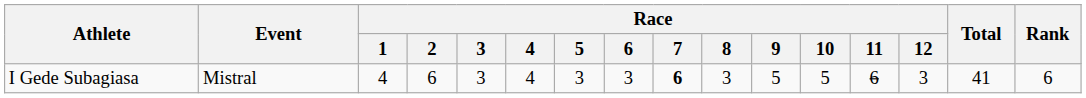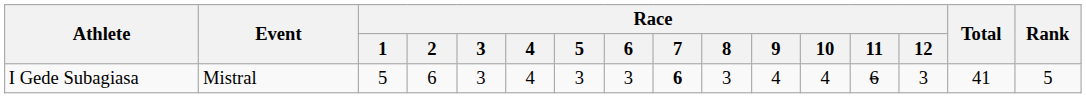(383, 78) 4 -> (383, 78) 5
(776, 78) 5 -> (776, 78) 4
(825, 78) 5 -> (825, 78) 4
(1048, 78) 6 -> (1048, 78) 5
